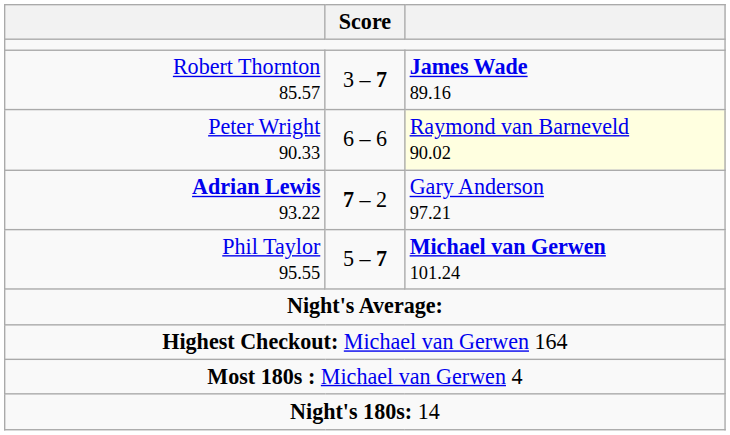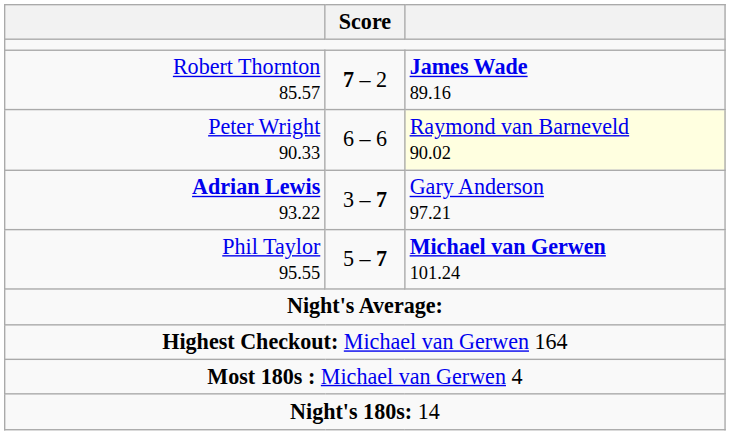(365, 79) 3 – 7 -> (365, 79) 7 – 2
(365, 199) 7 – 2 -> (365, 199) 3 – 7
